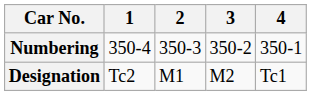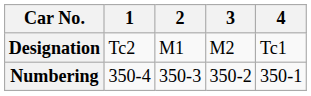rows swapped: (54, 76) <-> (54, 47)
